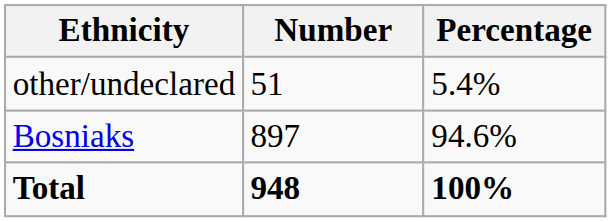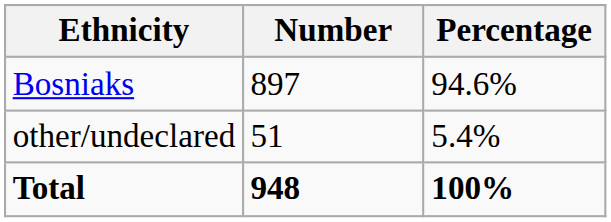rows swapped: (73, 135) <-> (124, 83)
